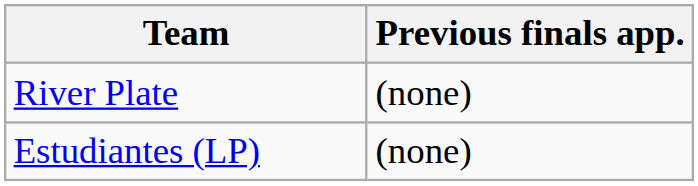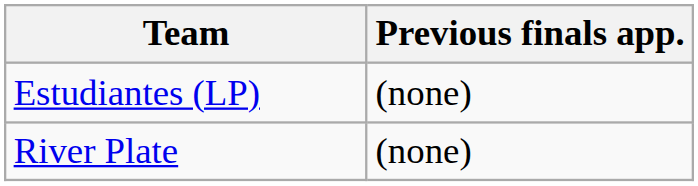rows swapped: (96, 92) <-> (137, 150)
